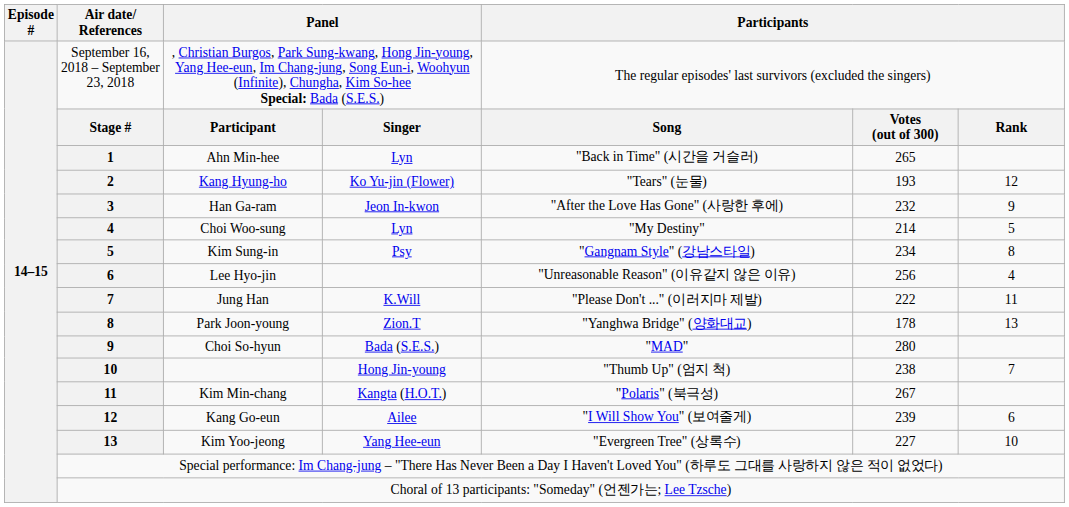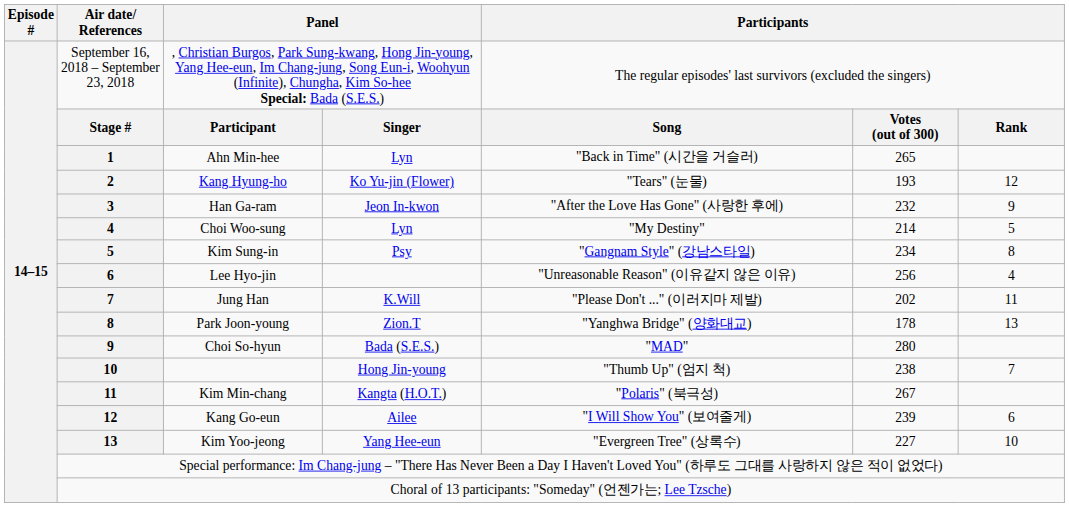(905, 299) 222 -> (905, 299) 202
